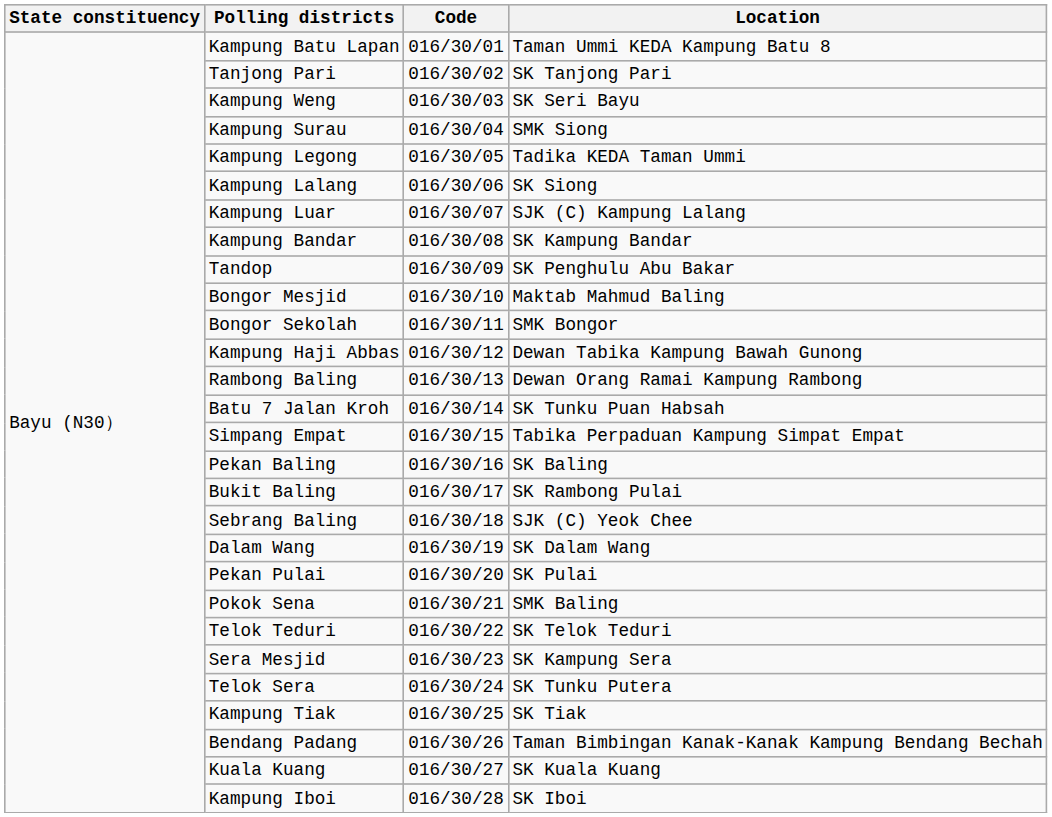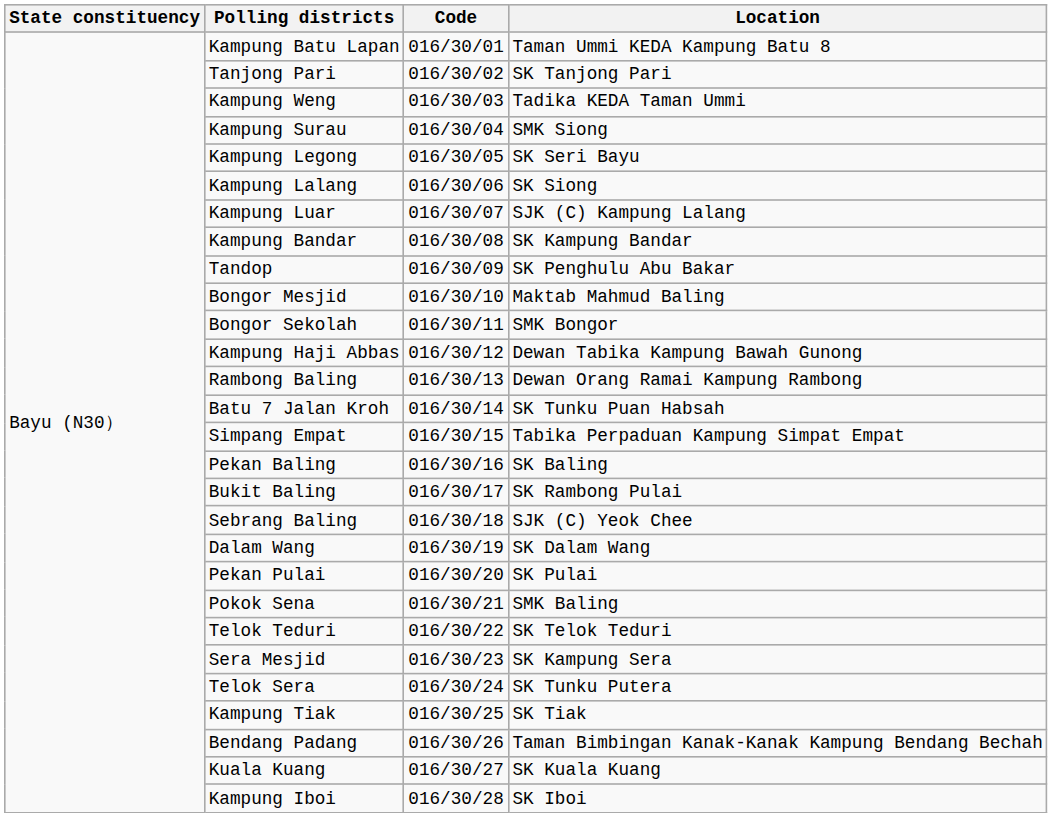(576, 102) SK Seri Bayu -> (629, 102) Tadika KEDA Taman Ummi
(629, 158) Tadika KEDA Taman Ummi -> (576, 158) SK Seri Bayu
